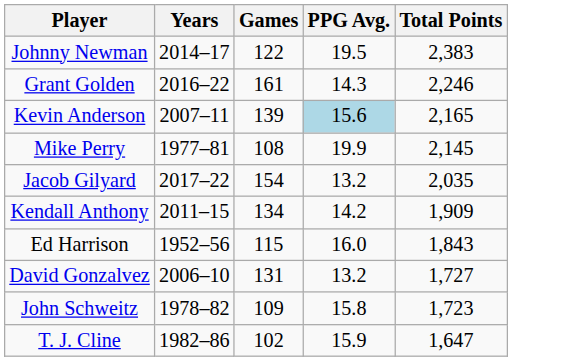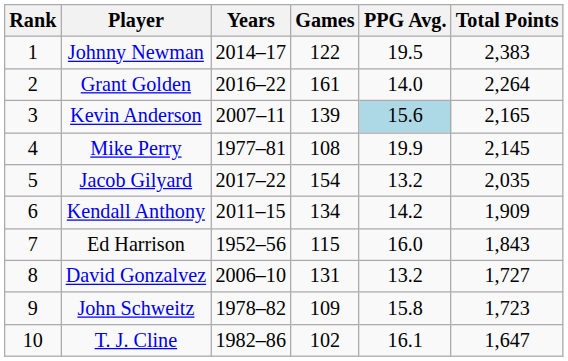+ column: (33, 20)
(349, 84) 14.3 -> (405, 84) 14.0
(451, 84) 2,246 -> (507, 84) 2,264
(349, 340) 15.9 -> (405, 340) 16.1
